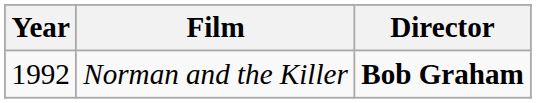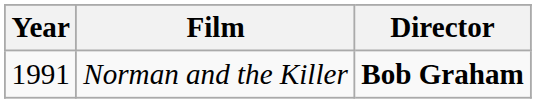(41, 73) 1992 -> (41, 73) 1991
